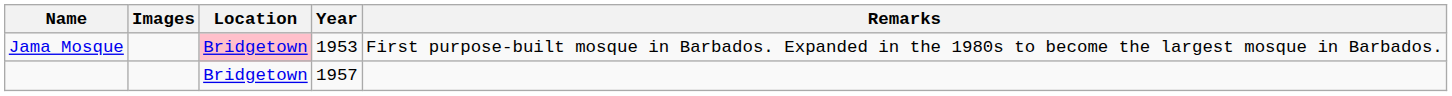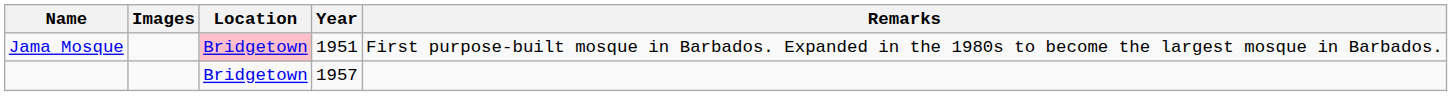(337, 47) 1953 -> (337, 47) 1951
